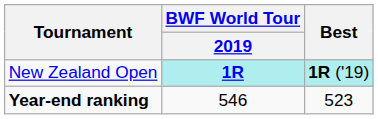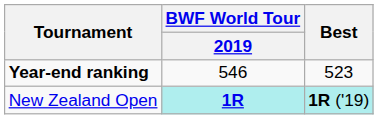rows swapped: (83, 73) <-> (79, 101)
